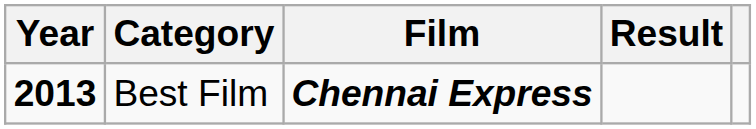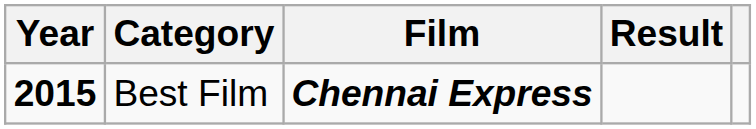(55, 92) 2013 -> (55, 92) 2015
